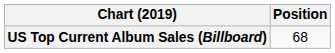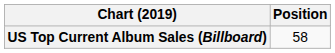(300, 37) 68 -> (300, 37) 58
